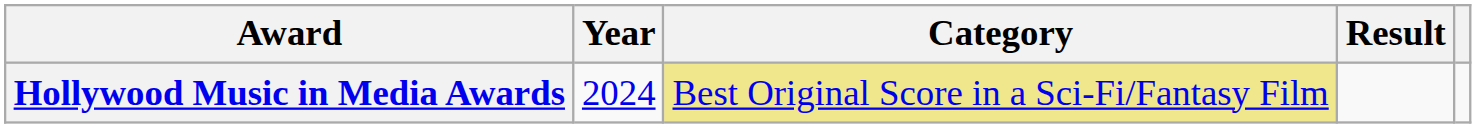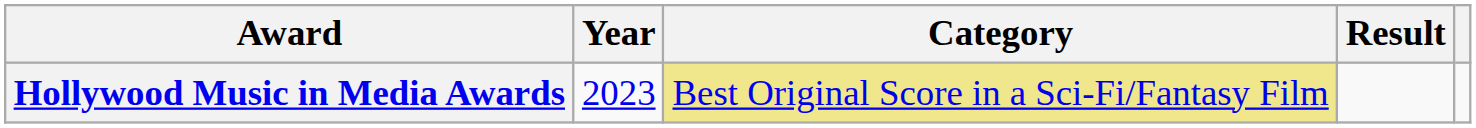(619, 92) 2024 -> (619, 92) 2023
